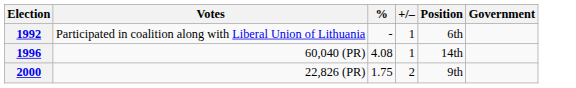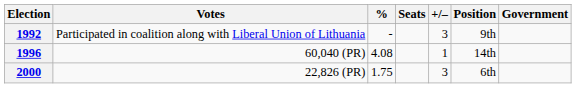+ column: (412, 14)
(412, 33) 1 -> (445, 33) 3
(455, 33) 6th -> (488, 33) 9th
(412, 72) 2 -> (445, 72) 3
(455, 72) 9th -> (488, 72) 6th
